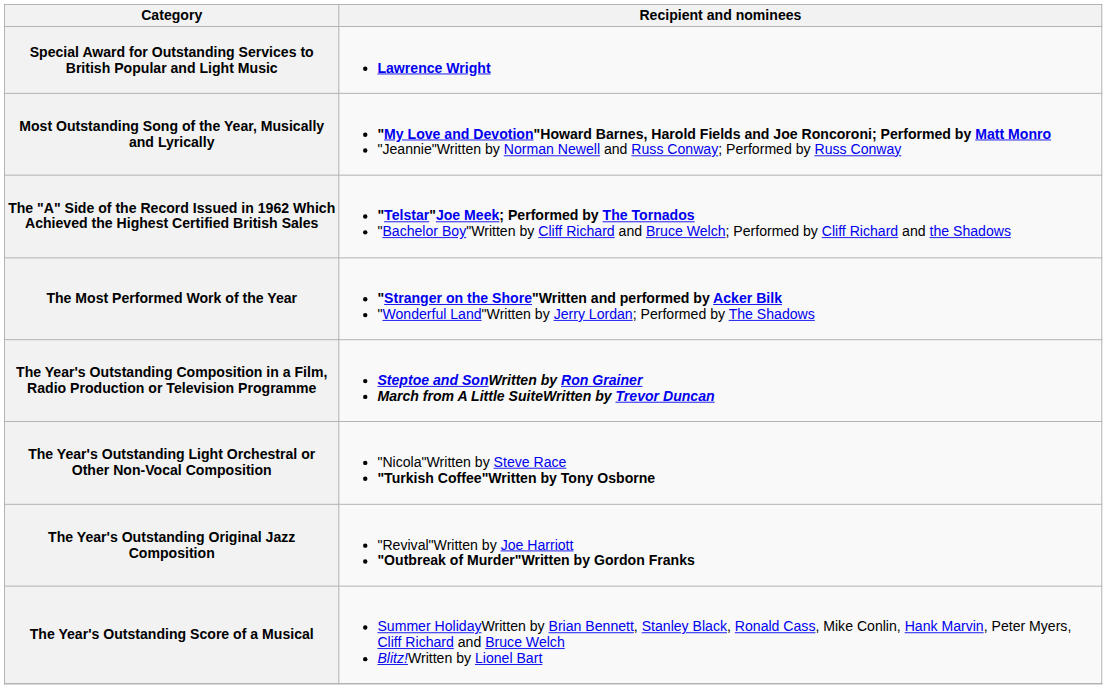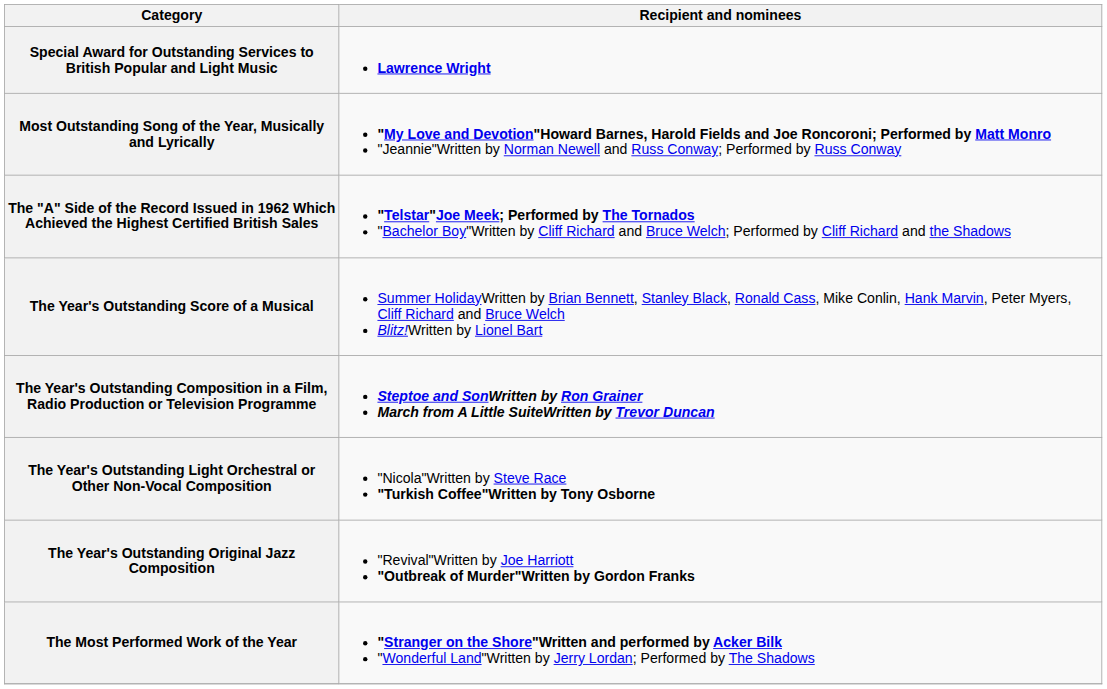rows swapped: (172, 298) <-> (172, 635)
